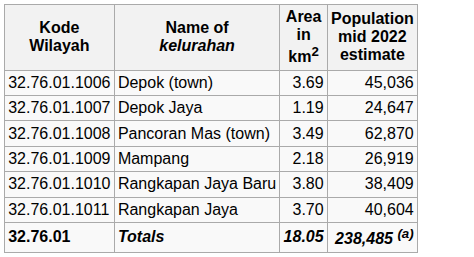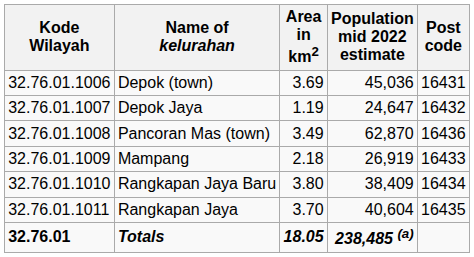+ column: (443, 37)
